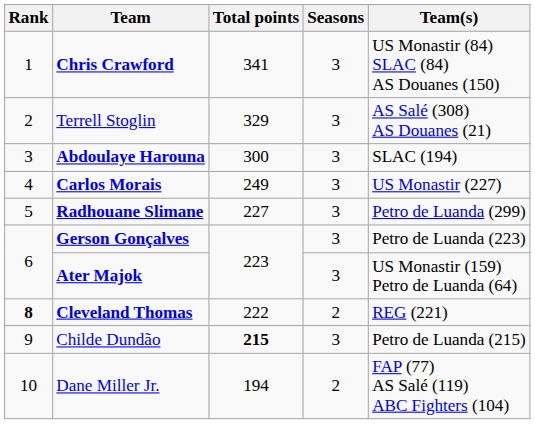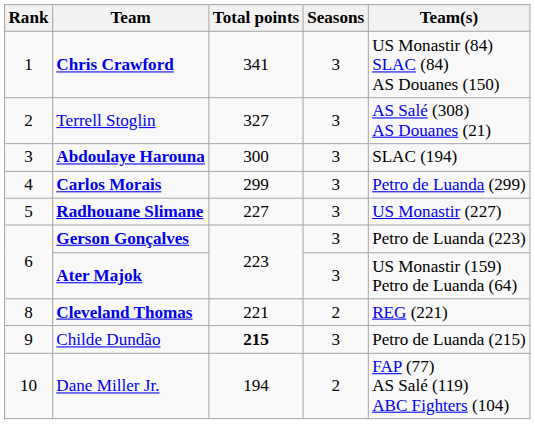(256, 120) 329 -> (256, 120) 327
(256, 184) 249 -> (256, 184) 299
(437, 184) US Monastir (227) -> (449, 184) Petro de Luanda (299)
(449, 211) Petro de Luanda (299) -> (437, 211) US Monastir (227)
(28, 312) bold -> (28, 312) normal
(256, 312) 222 -> (256, 312) 221
